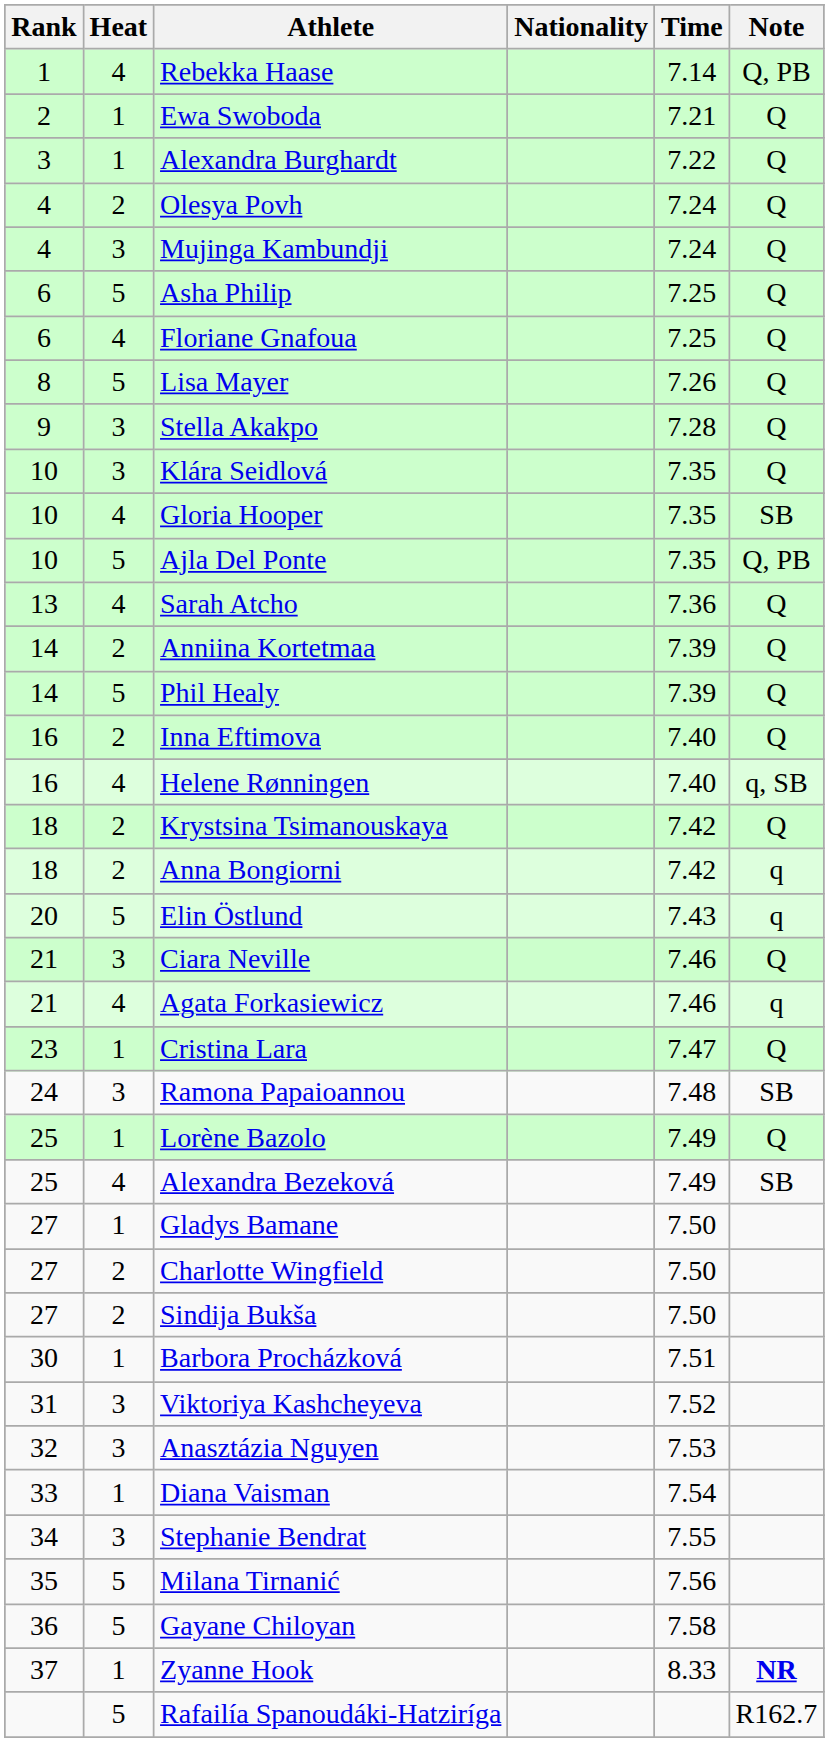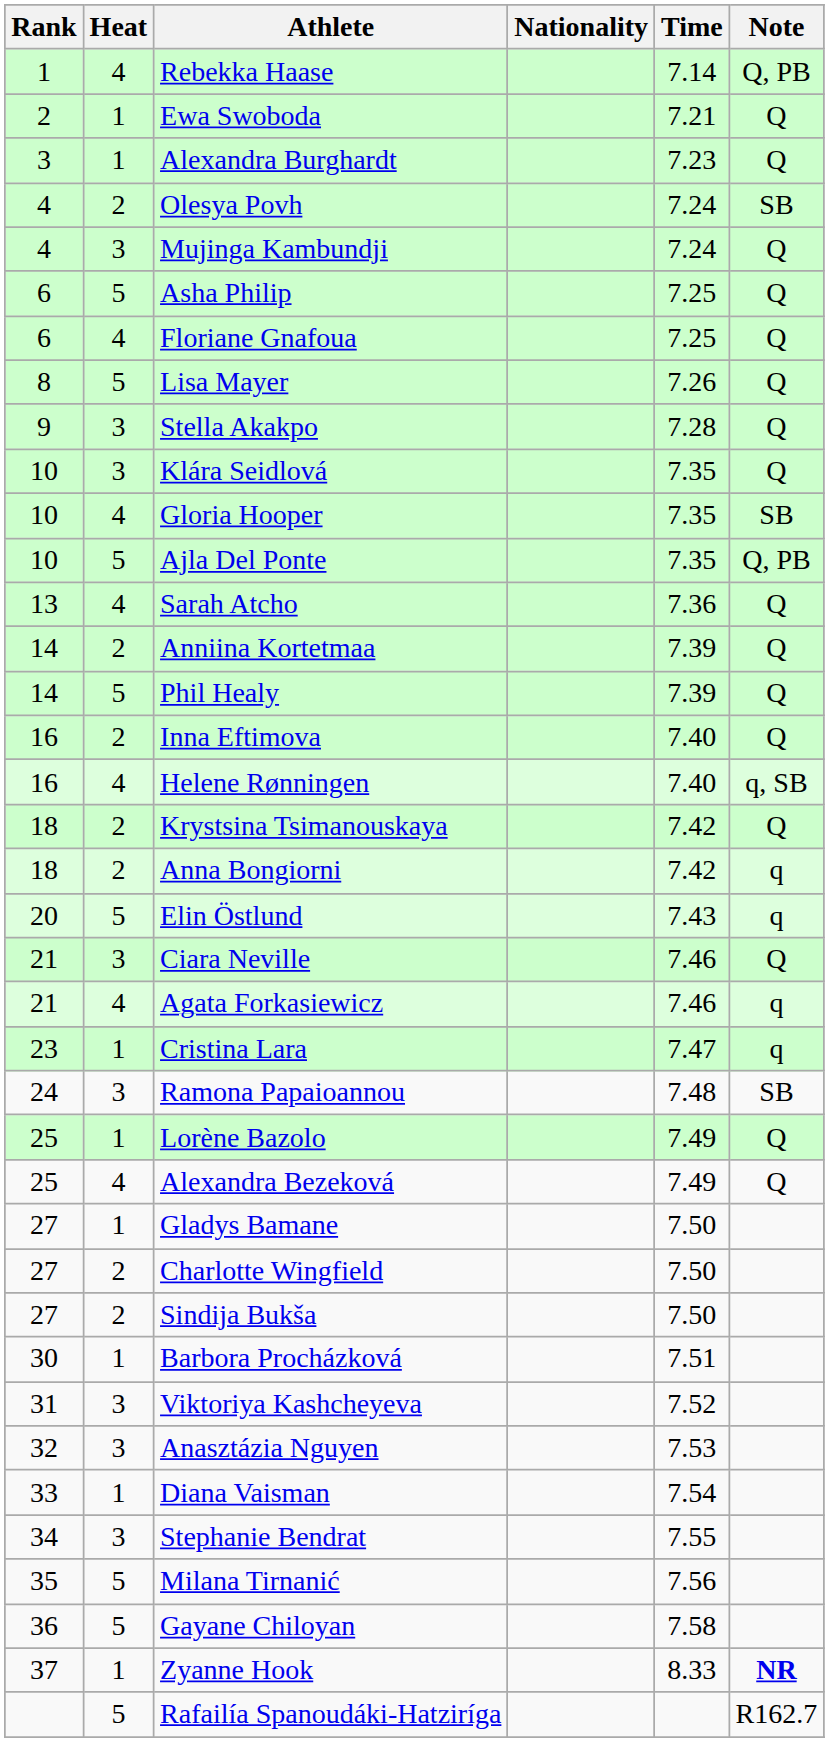(692, 159) 7.22 -> (692, 159) 7.23
(776, 204) Q -> (776, 204) SB
(776, 1048) Q -> (776, 1048) q
(776, 1181) SB -> (776, 1181) Q
